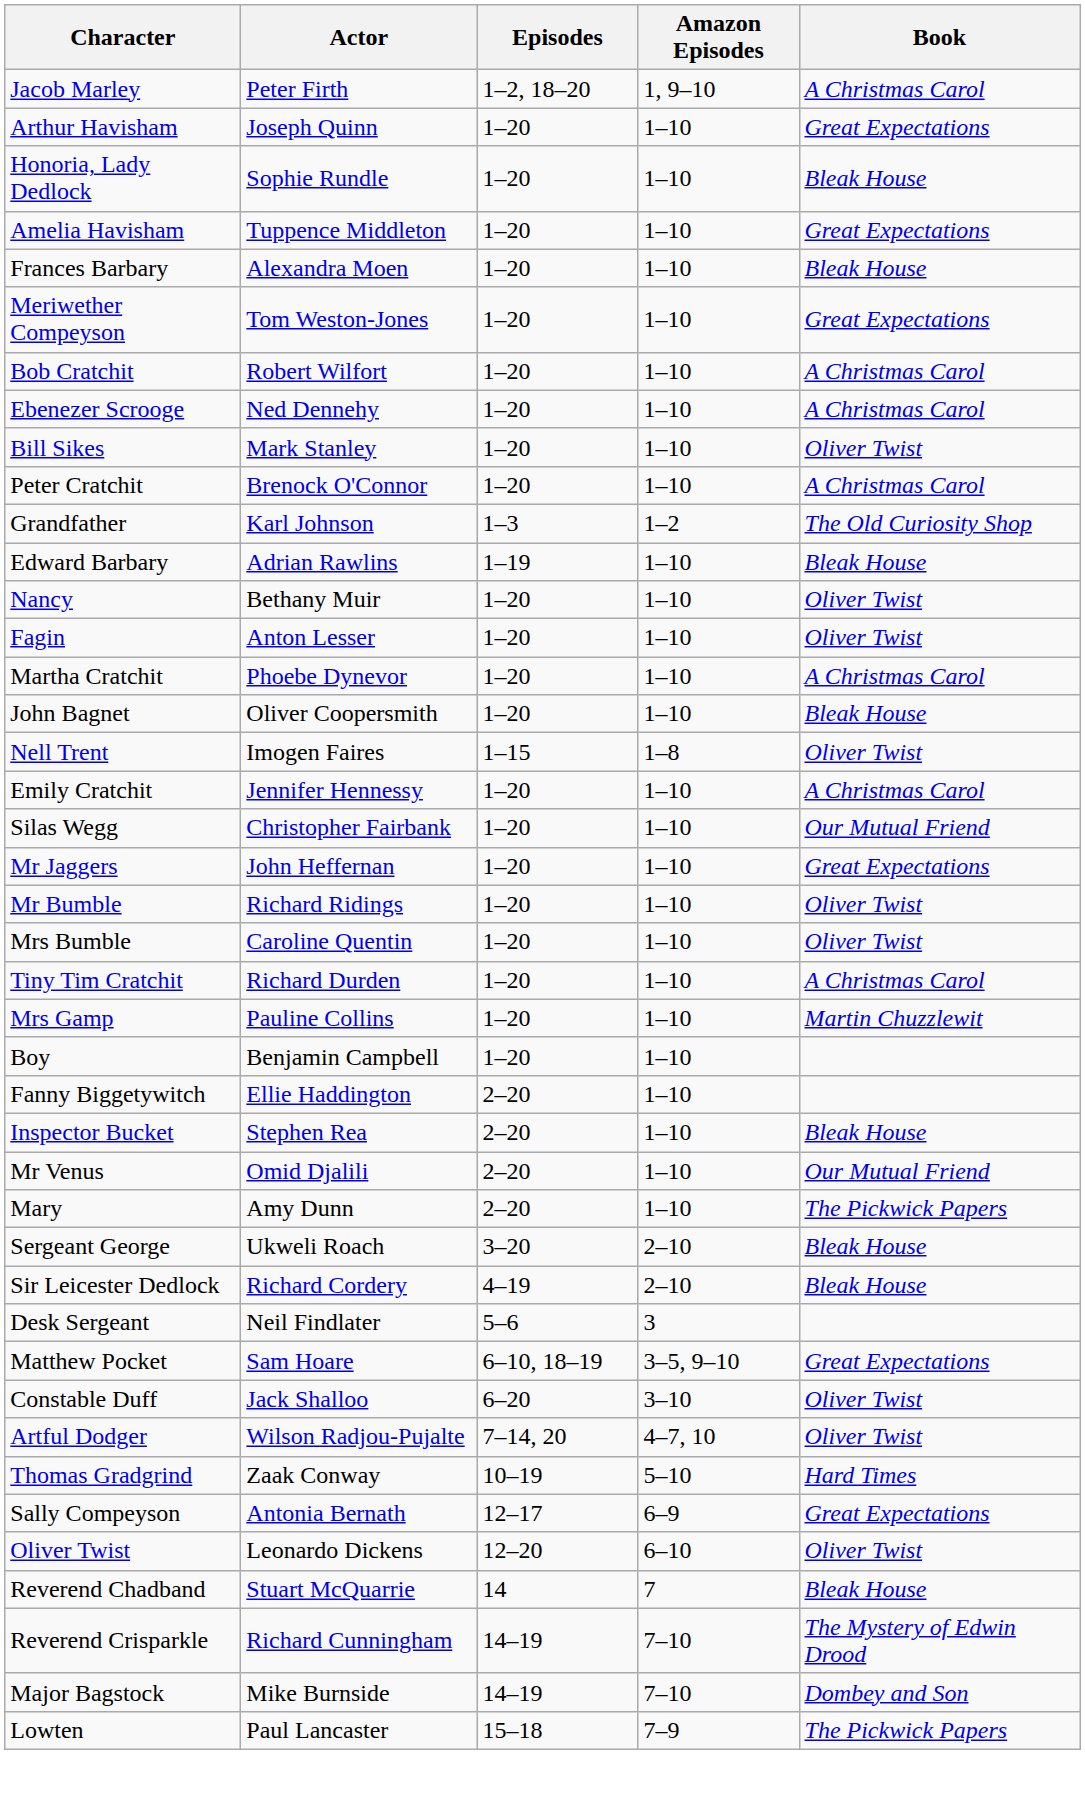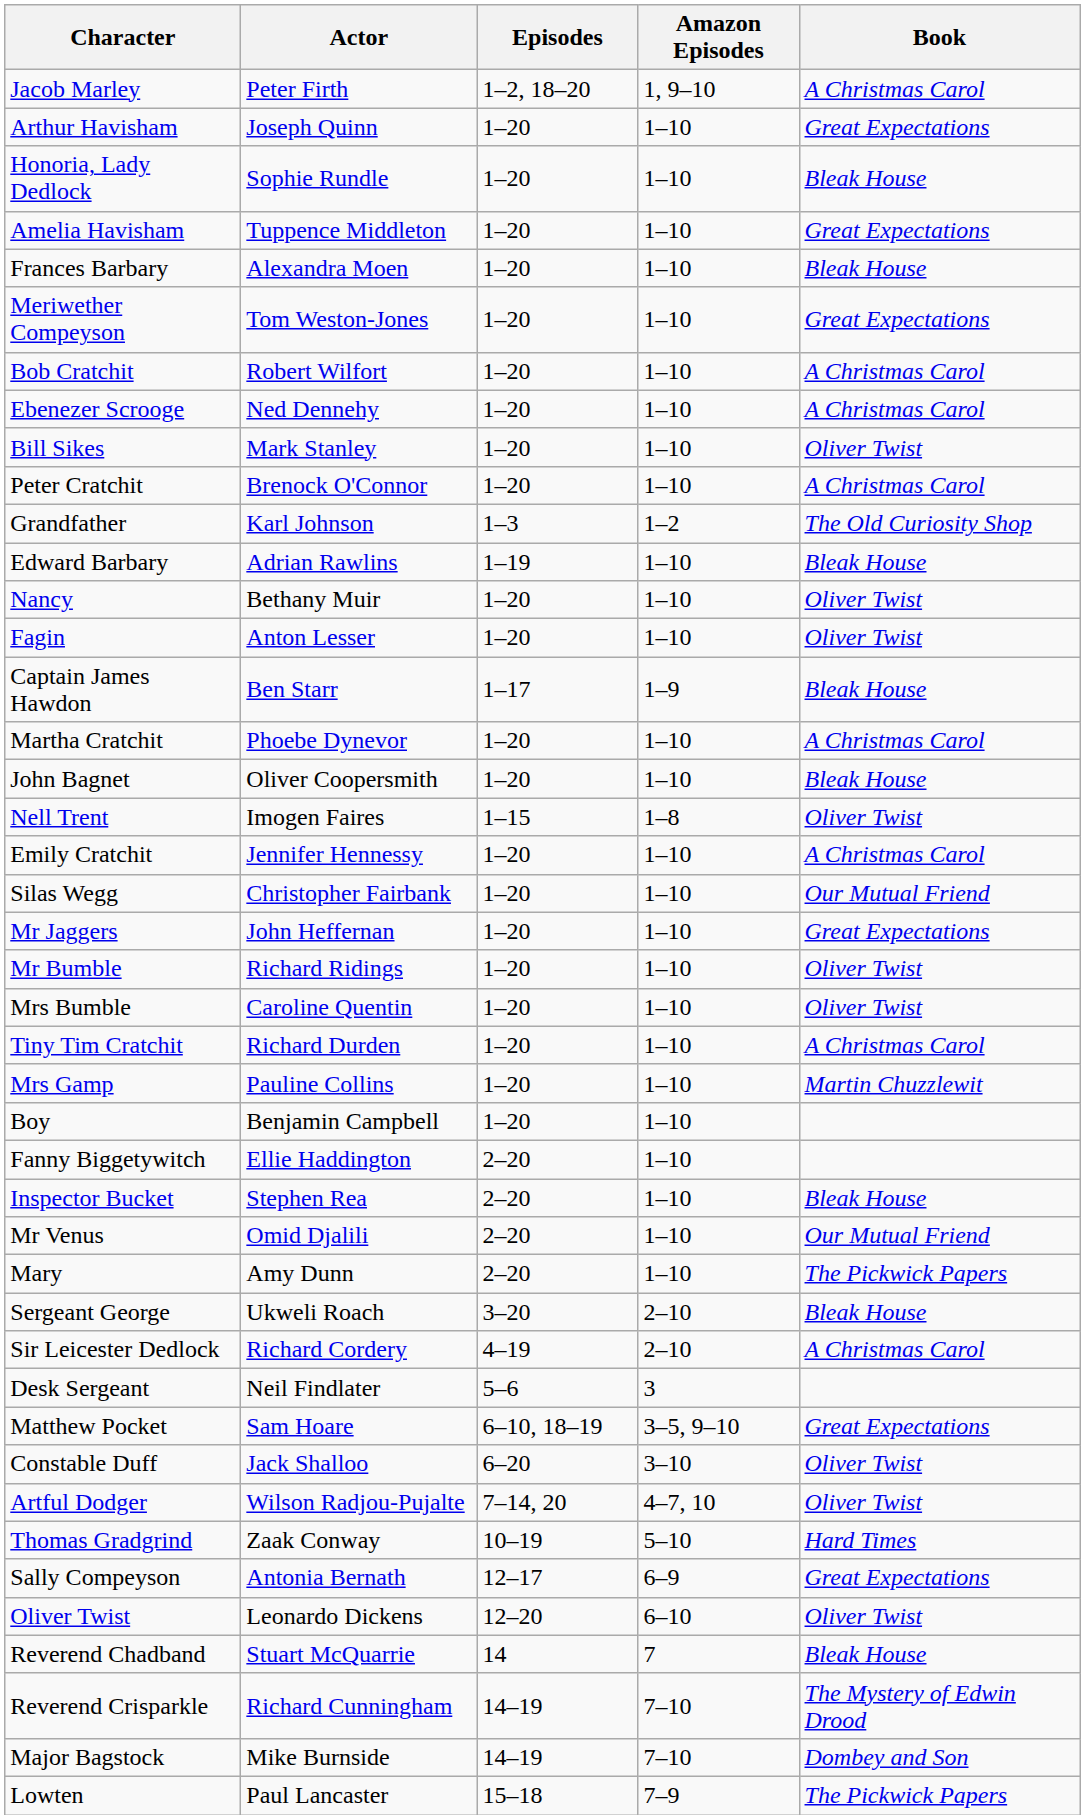+ row: (80, 688)
(866, 1284) Bleak House -> (895, 1349) A Christmas Carol
